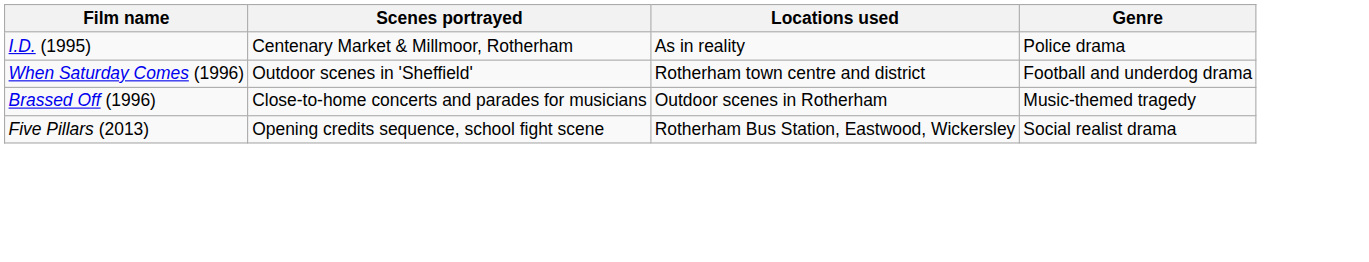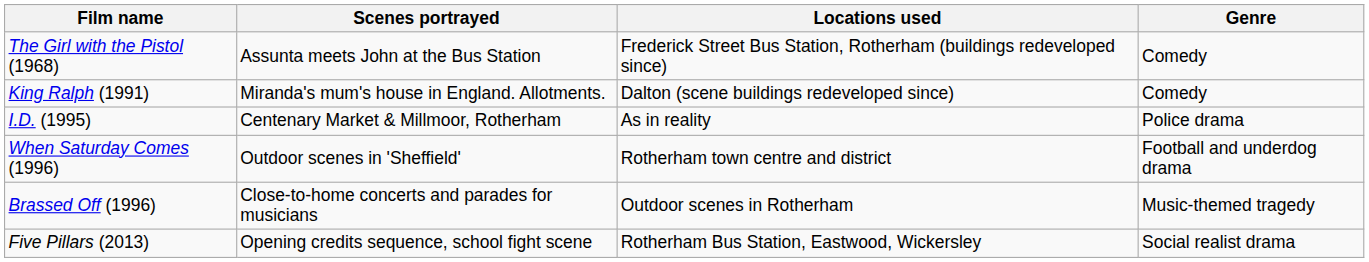+ row: (96, 55)
+ row: (79, 93)
